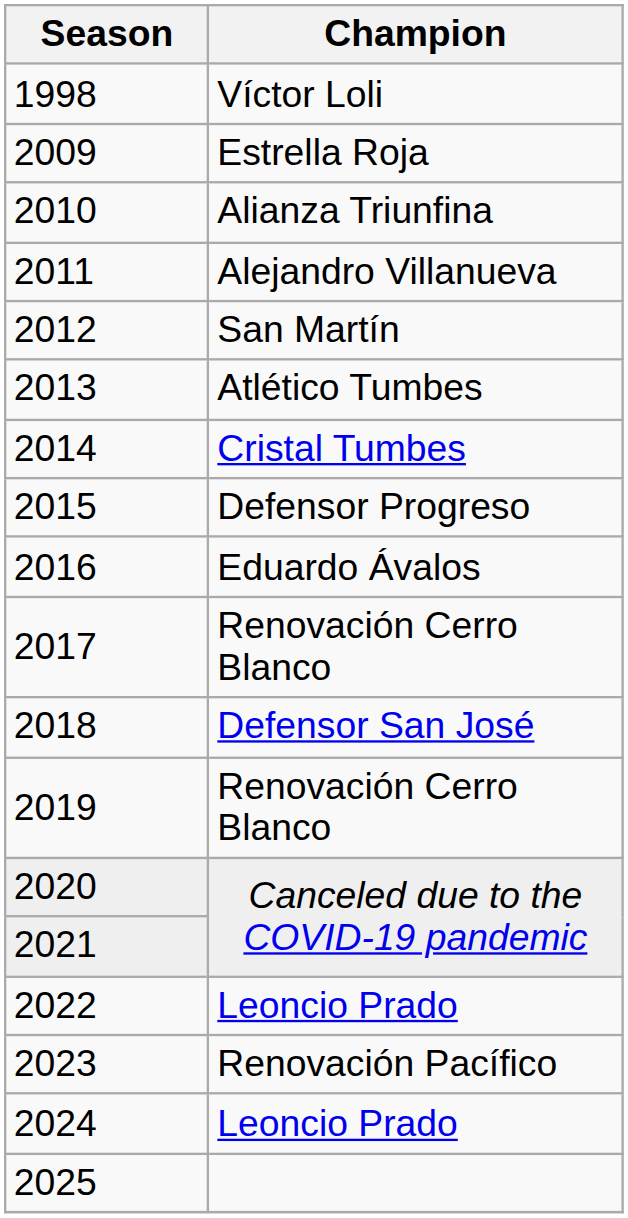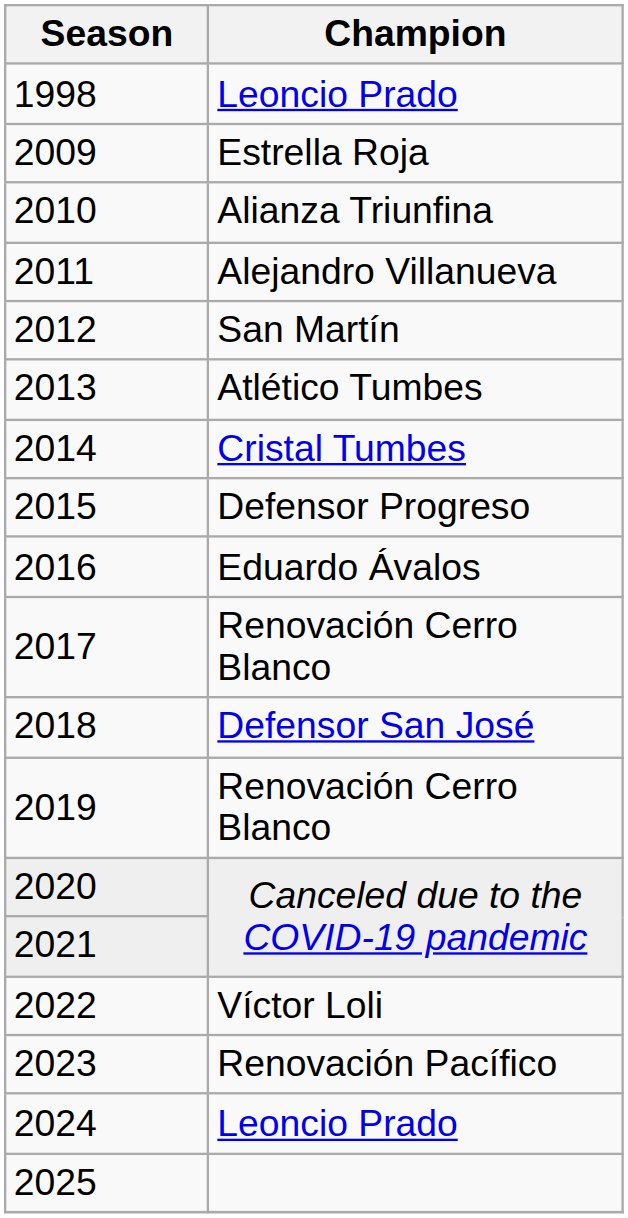(300, 93) Víctor Loli -> (338, 93) Leoncio Prado
(338, 1004) Leoncio Prado -> (300, 1004) Víctor Loli
